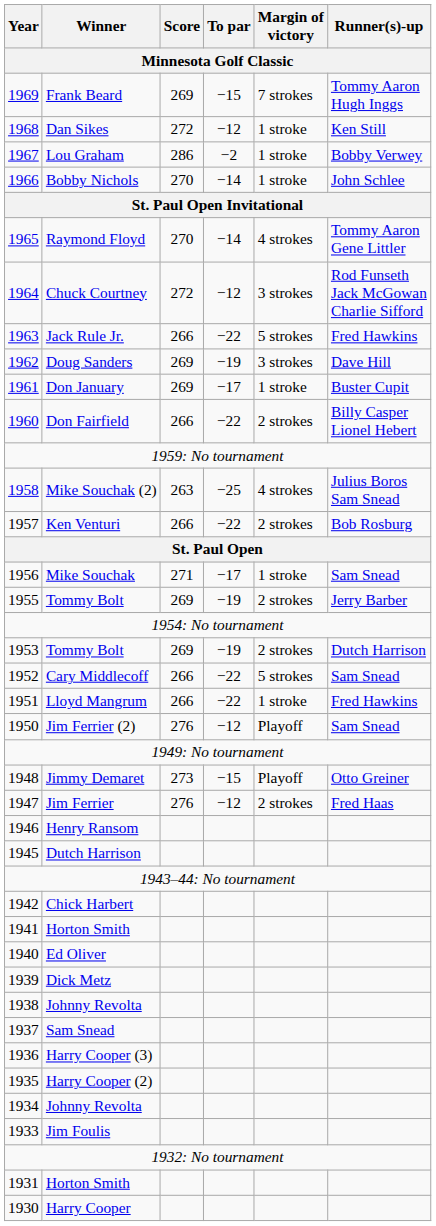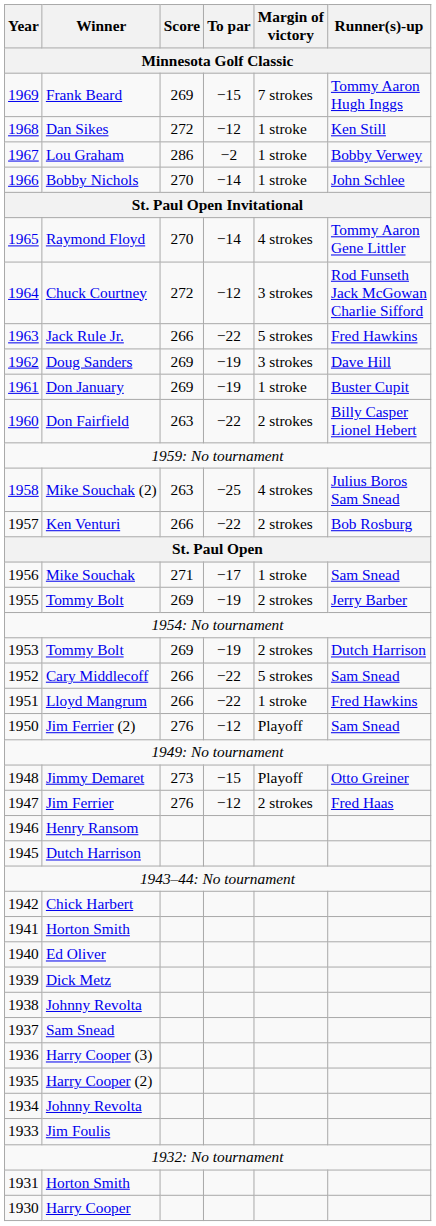(229, 386) −17 -> (229, 386) −19
(182, 421) 266 -> (182, 421) 263
